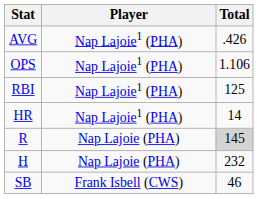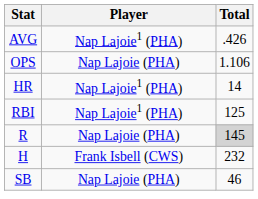(129, 64) Nap Lajoie1 (PHA) -> (129, 62) Nap Lajoie (PHA)
rows swapped: (23, 115) <-> (23, 90)
(129, 161) Nap Lajoie (PHA) -> (129, 157) Frank Isbell (CWS)
(129, 183) Frank Isbell (CWS) -> (129, 179) Nap Lajoie (PHA)
